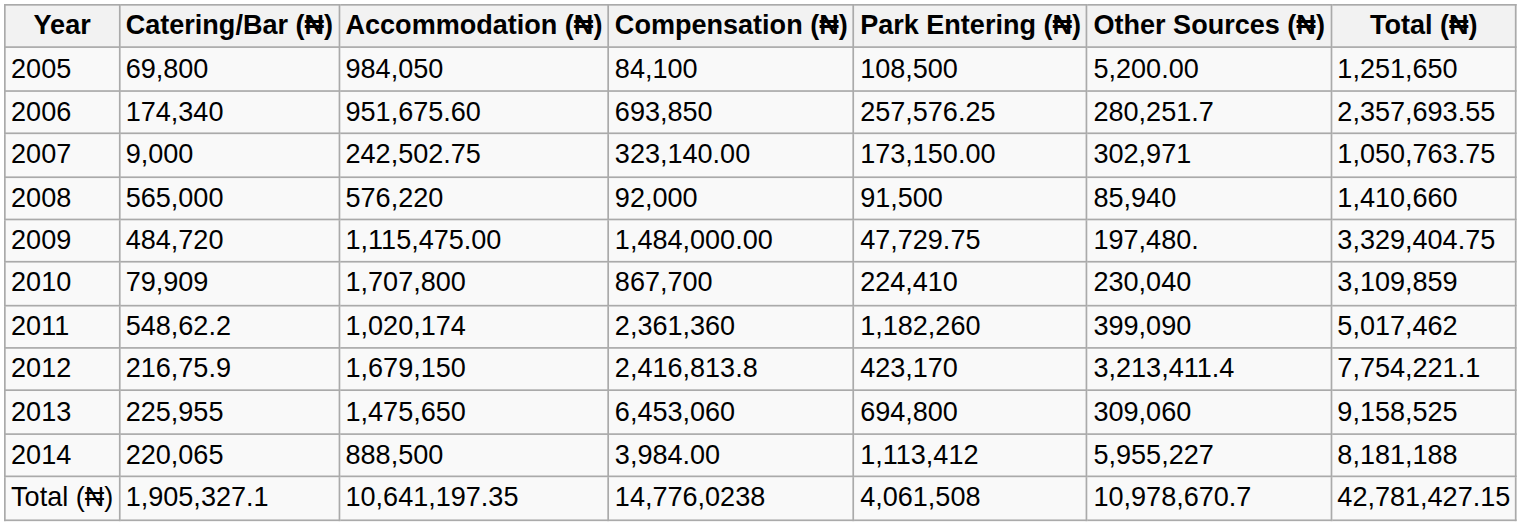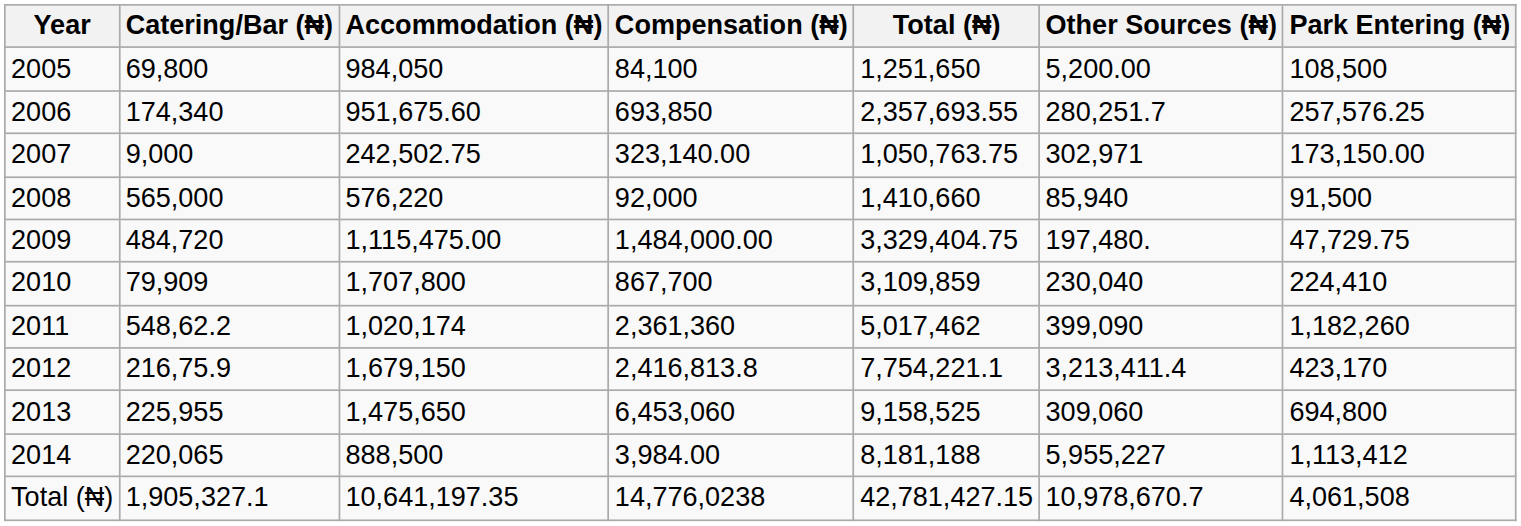columns swapped: (971, 25) <-> (1424, 25)
